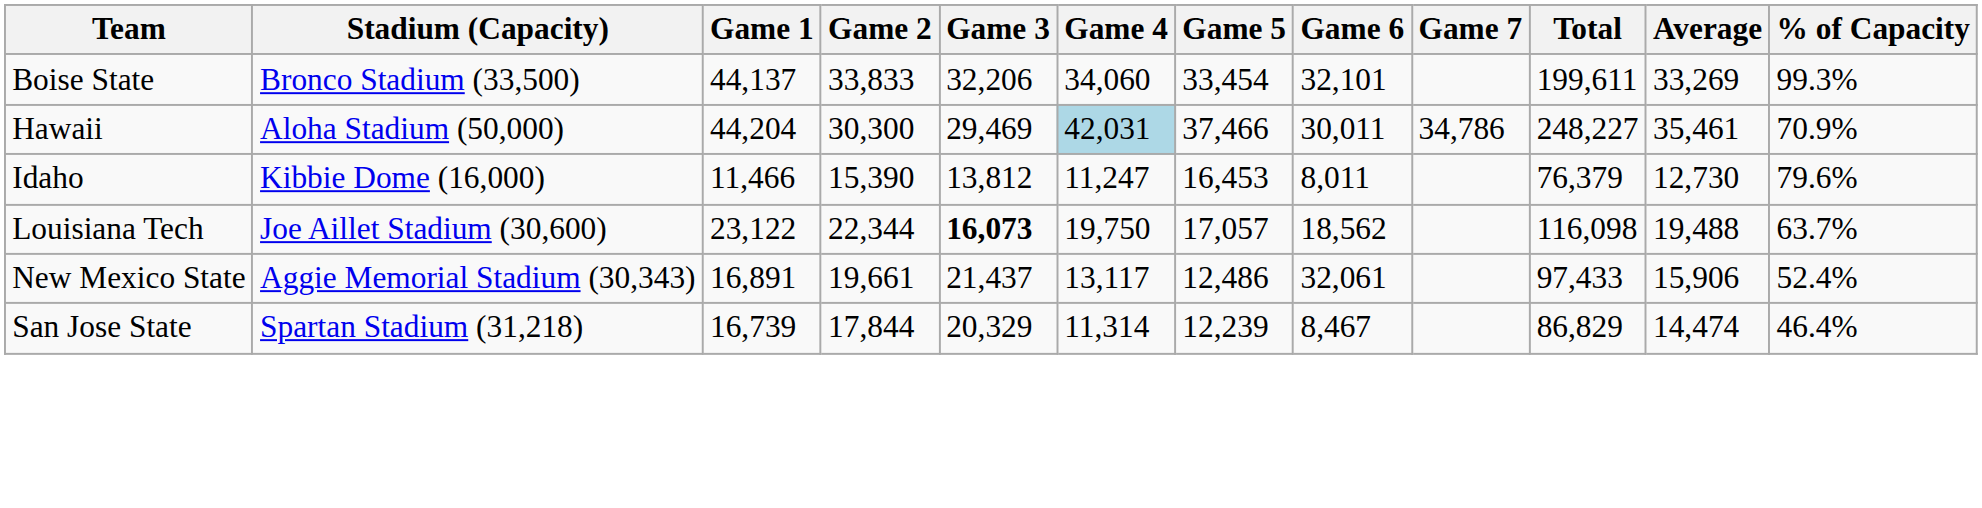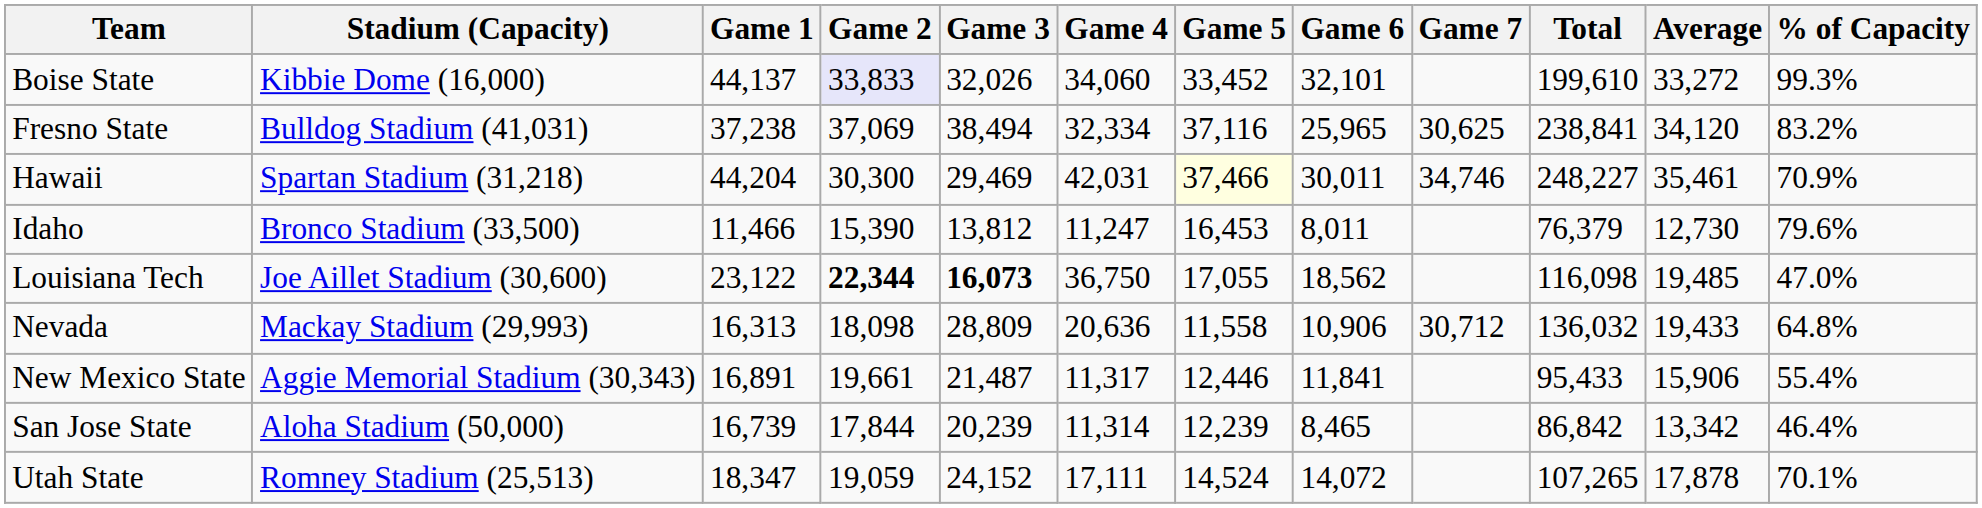(420, 79) Bronco Stadium (33,500) -> (402, 79) Kibbie Dome (16,000)
(871, 79) no background -> (871, 79) lavender background
(989, 79) 32,206 -> (989, 79) 32,026
(1225, 79) 33,454 -> (1225, 79) 33,452
(1587, 79) 199,611 -> (1588, 79) 199,610
(1696, 79) 33,269 -> (1696, 79) 33,272
+ row: (90, 128)
(412, 128) Aloha Stadium (50,000) -> (422, 178) Spartan Stadium (31,218)
(1107, 128) lightblue background -> (1107, 178) no background
(1225, 128) no background -> (1225, 178) lightyellow background
(1462, 128) 34,786 -> (1462, 178) 34,746
(402, 178) Kibbie Dome (16,000) -> (420, 228) Bronco Stadium (33,500)
(871, 228) normal -> (871, 278) bold
(1107, 228) 19,750 -> (1107, 278) 36,750
(1225, 228) 17,057 -> (1225, 278) 17,055
(1696, 228) 19,488 -> (1696, 278) 19,485
(1817, 228) 63.7% -> (1817, 278) 47.0%
+ row: (60, 327)
(989, 278) 21,437 -> (989, 377) 21,487
(1107, 278) 13,117 -> (1107, 377) 11,317
(1225, 278) 12,486 -> (1225, 377) 12,446
(1344, 278) 32,061 -> (1343, 377) 11,841
(1580, 278) 97,433 -> (1580, 377) 95,433
(1817, 278) 52.4% -> (1817, 377) 55.4%
(422, 327) Spartan Stadium (31,218) -> (412, 427) Aloha Stadium (50,000)
(989, 327) 20,329 -> (989, 427) 20,239
(1336, 327) 8,467 -> (1336, 427) 8,465
(1580, 327) 86,829 -> (1580, 427) 86,842
(1696, 327) 14,474 -> (1696, 427) 13,342
+ row: (78, 476)
